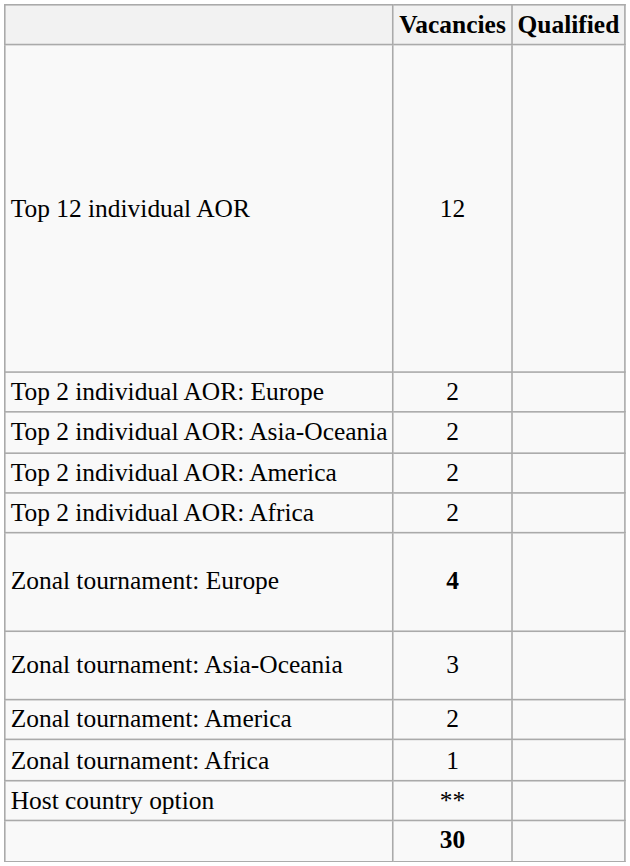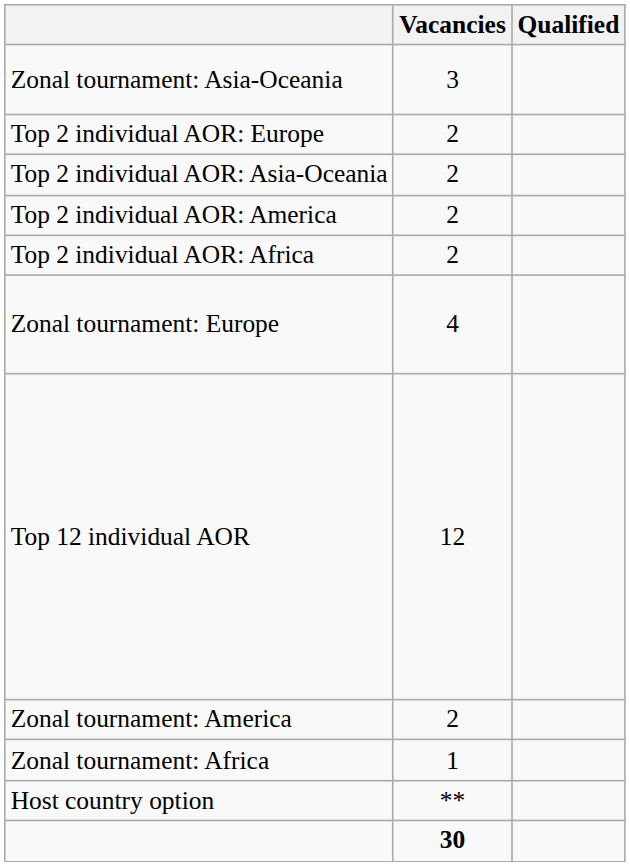rows swapped: (130, 208) <-> (177, 664)
(453, 581) bold -> (453, 323) normal
